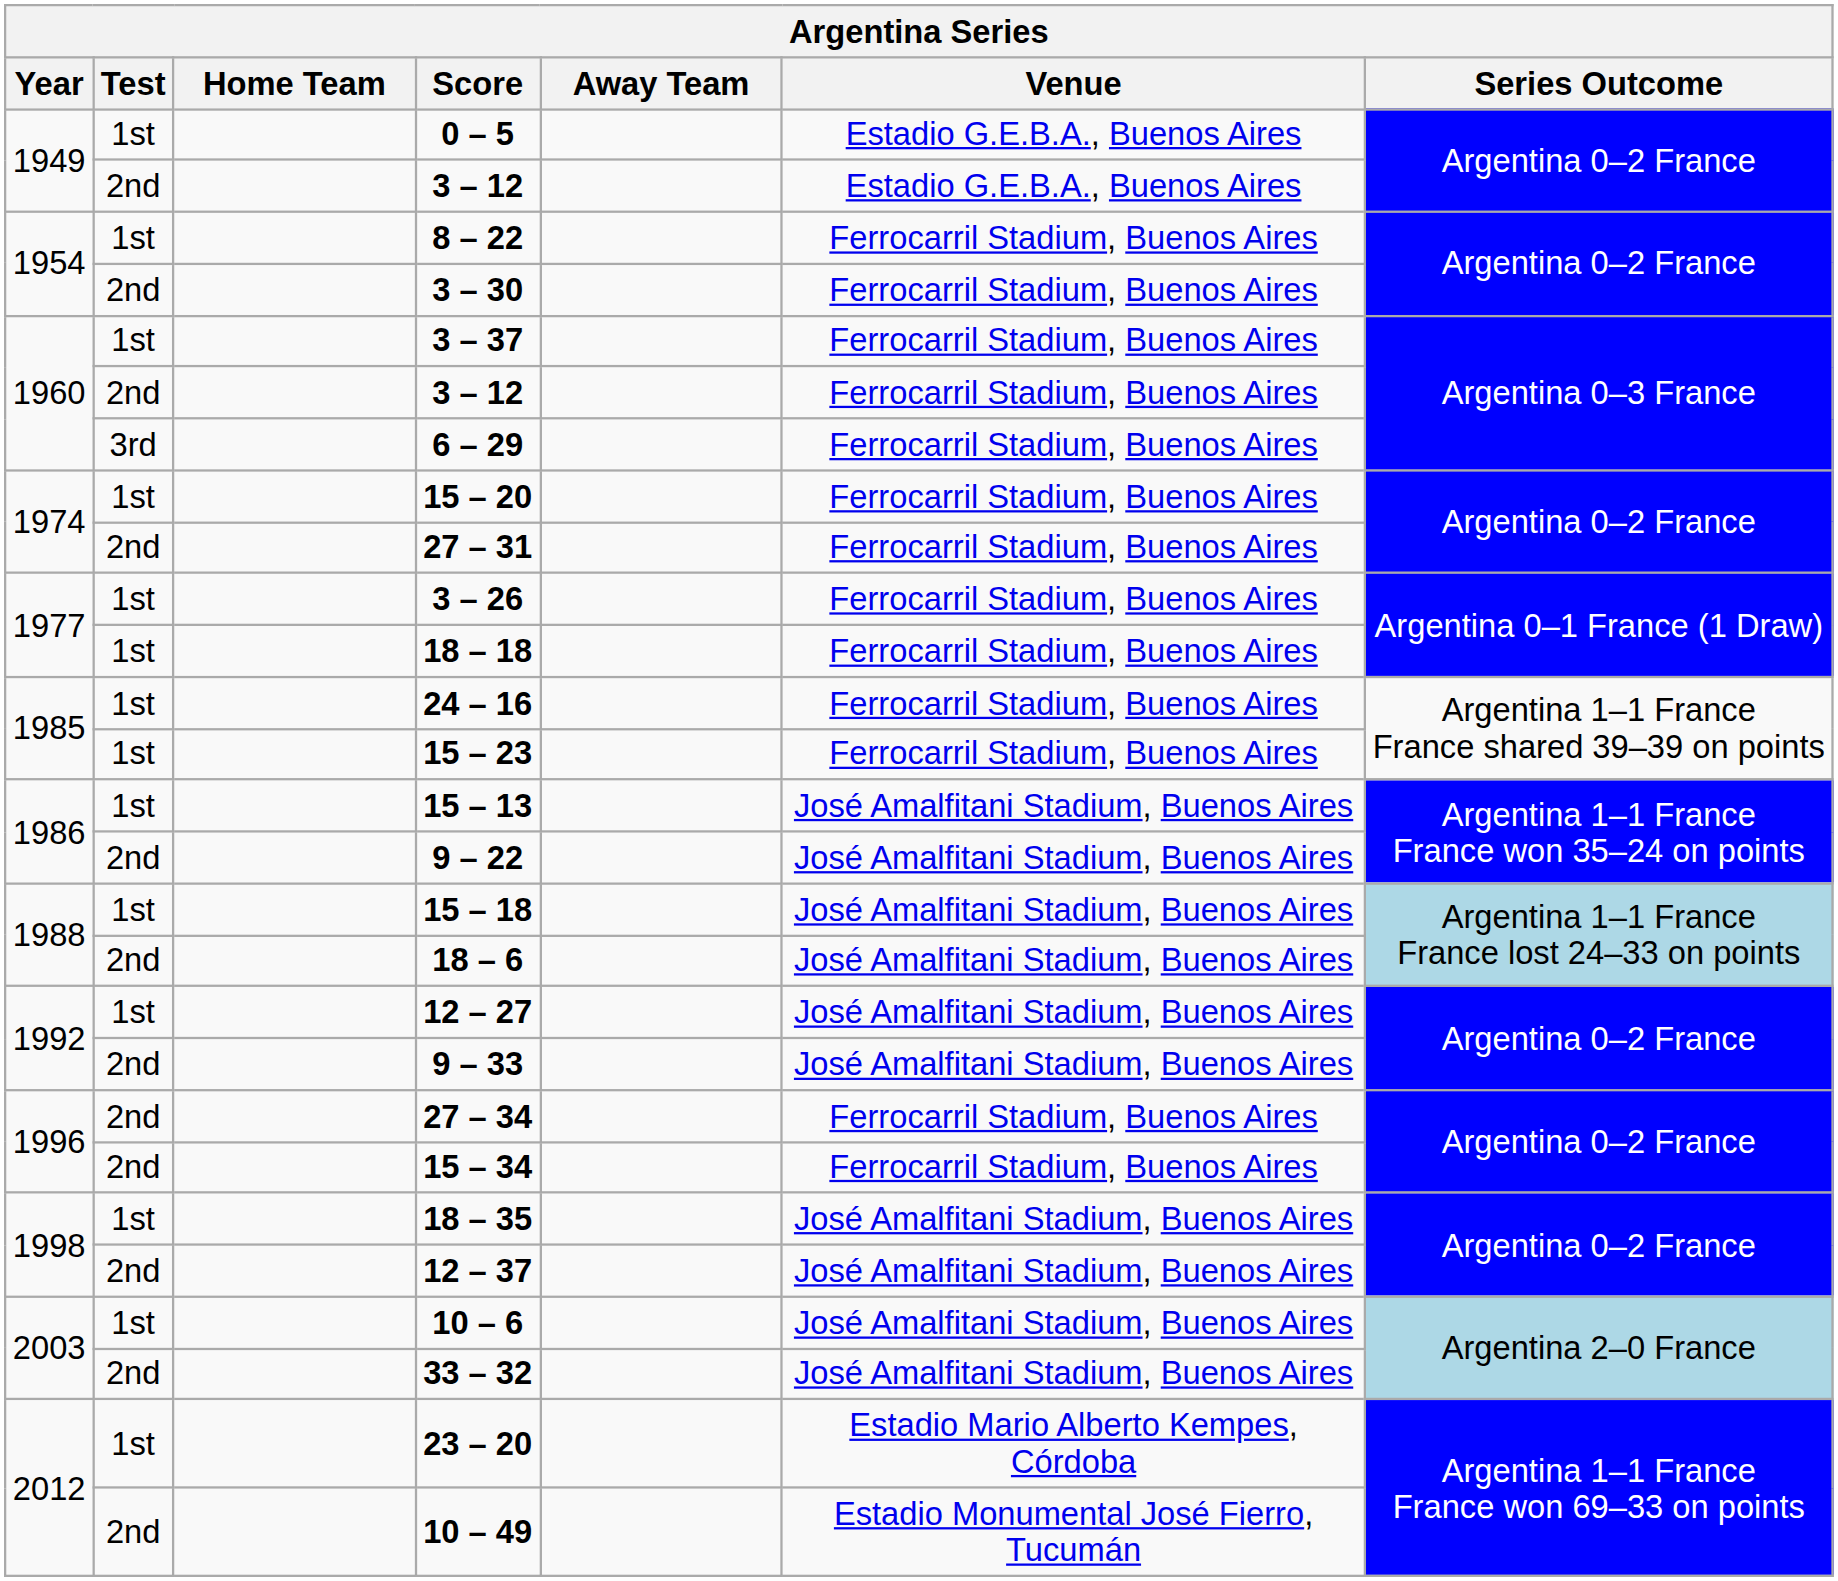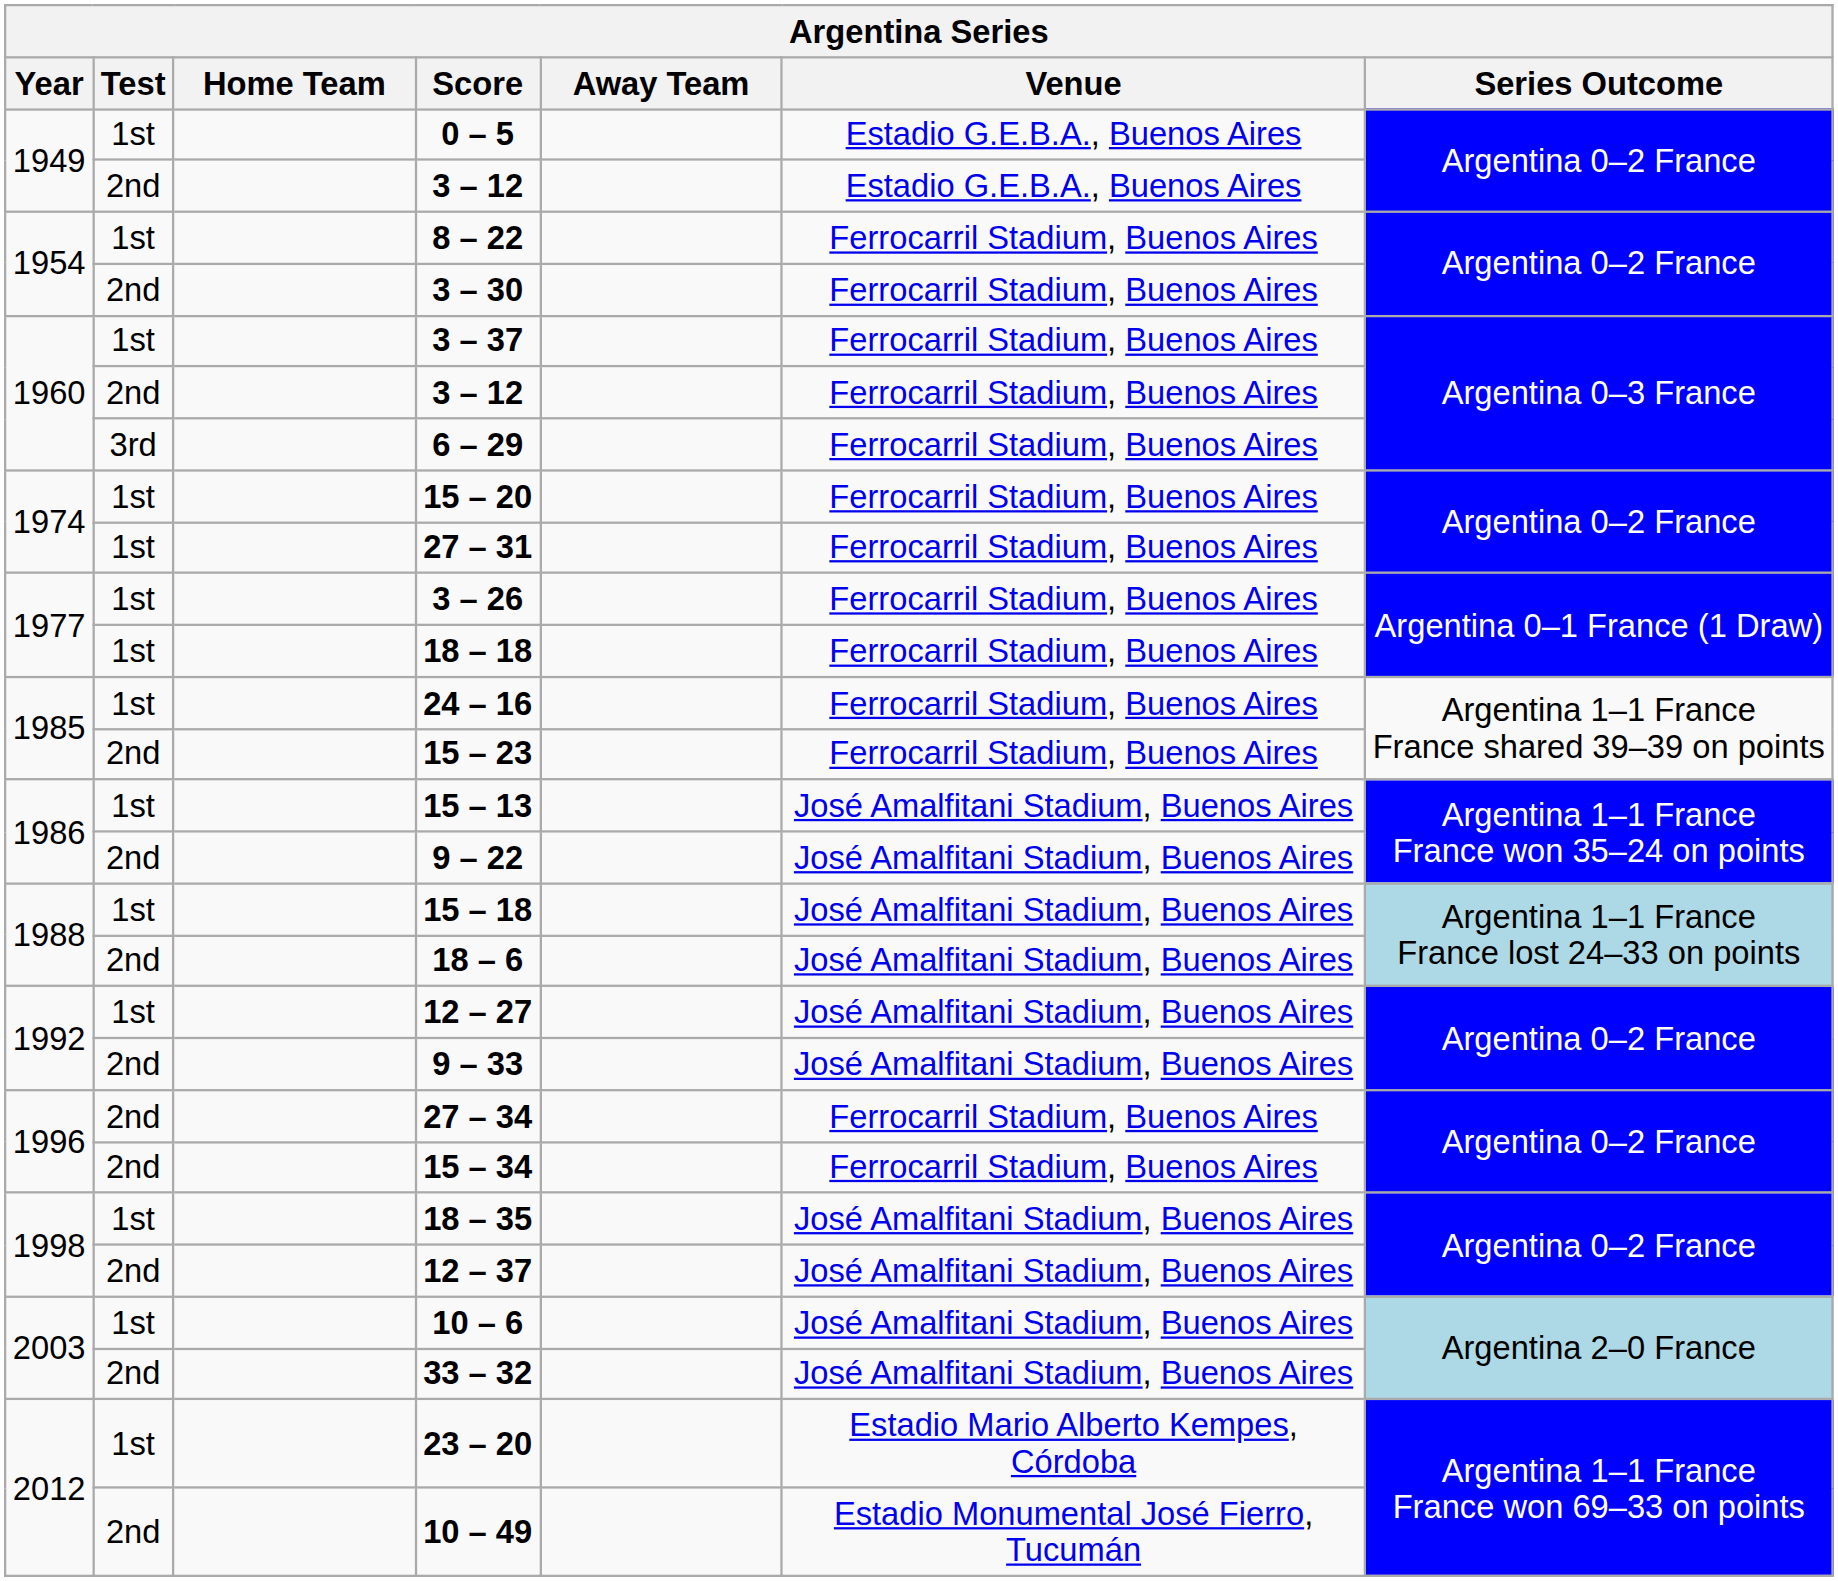(133, 548) 2nd -> (133, 548) 1st
(133, 754) 1st -> (133, 754) 2nd
